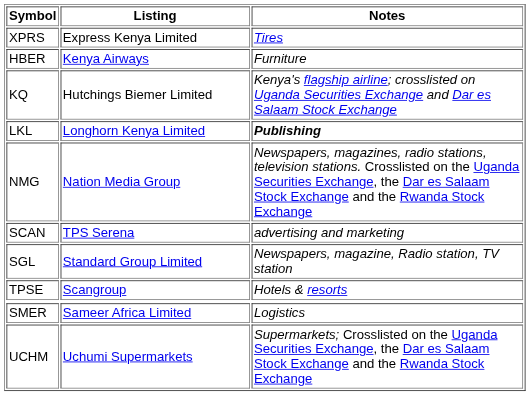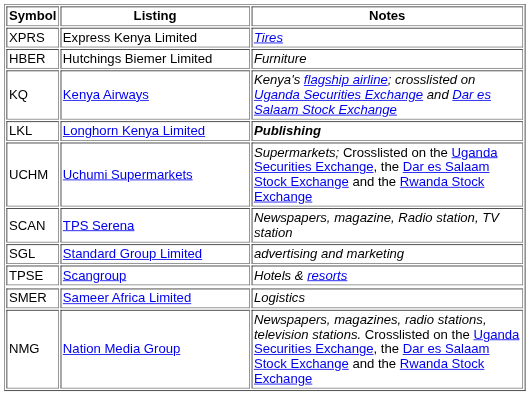(106, 59) Kenya Airways -> (138, 59) Hutchings Biemer Limited
(138, 95) Hutchings Biemer Limited -> (106, 95) Kenya Airways
rows swapped: (24, 182) <-> (29, 356)
(329, 232) advertising and marketing -> (376, 225) Newspapers, magazine, Radio station, TV station
(376, 261) Newspapers, magazine, Radio station, TV station -> (329, 254) advertising and marketing
